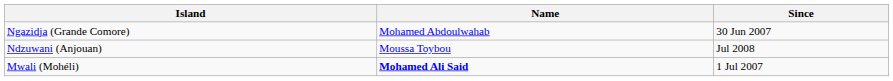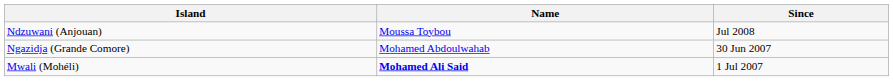rows swapped: (68, 31) <-> (54, 48)
